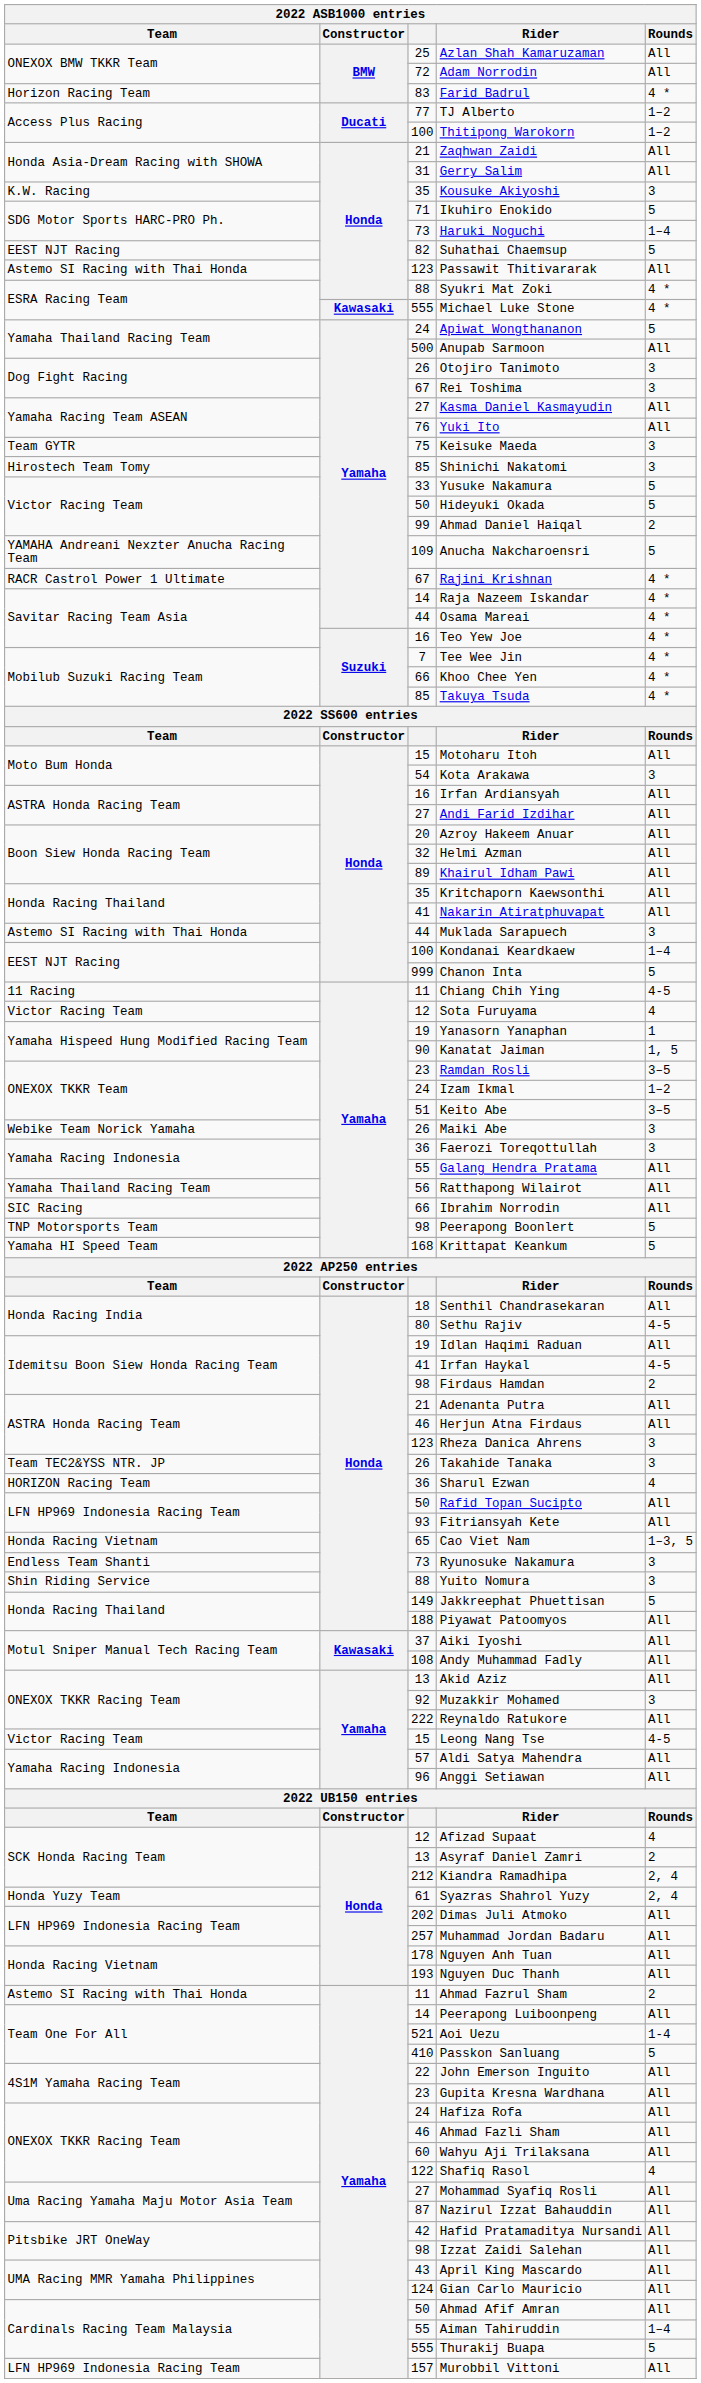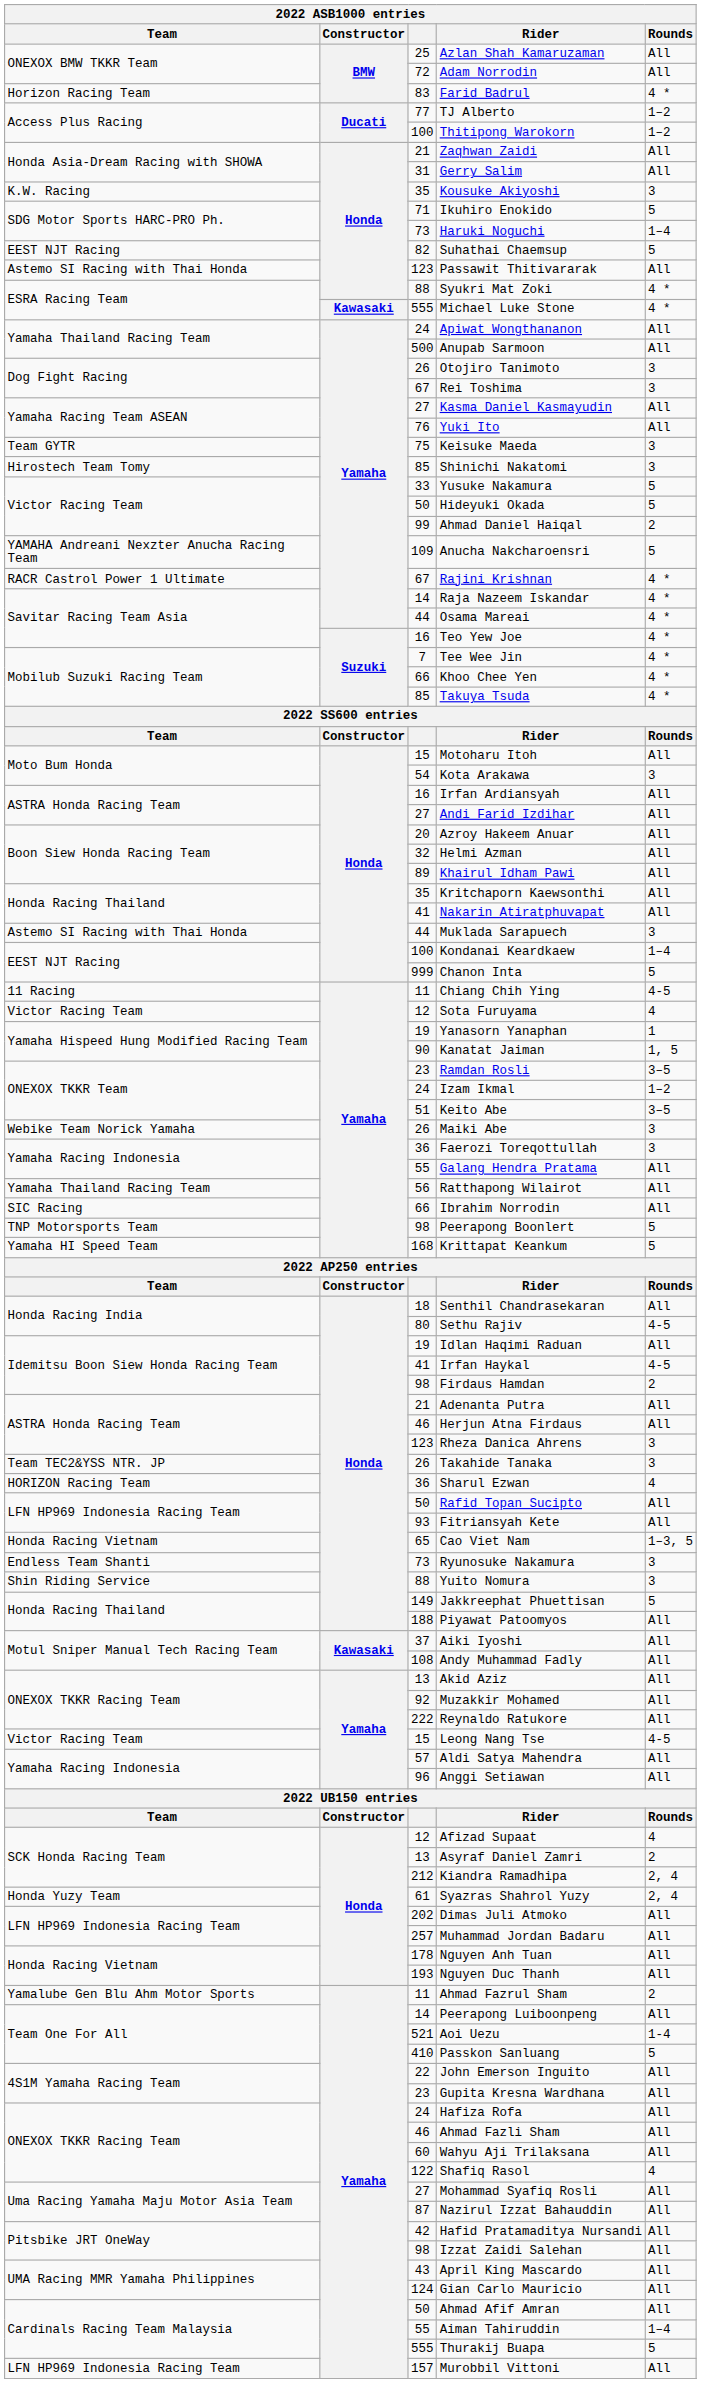(652, 329) 5 -> (659, 329) All
(652, 1700) 3 -> (659, 1700) All
(127, 1995) Astemo SI Racing with Thai Honda -> (131, 1995) Yamalube Gen Blu Ahm Motor Sports
